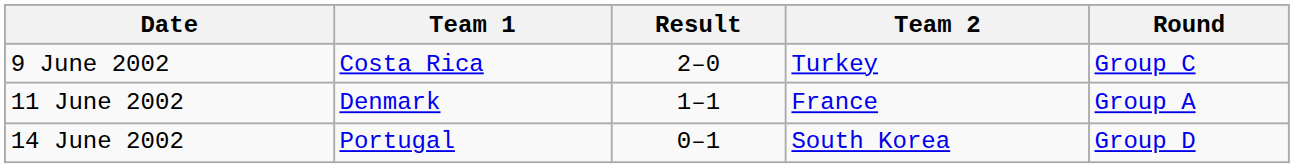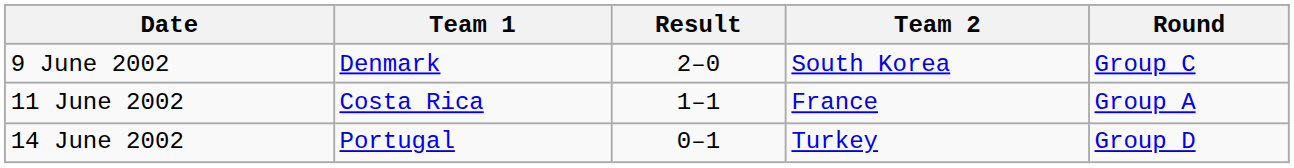(412, 64) Costa Rica -> (390, 64) Denmark
(835, 64) Turkey -> (871, 64) South Korea
(390, 103) Denmark -> (412, 103) Costa Rica
(871, 142) South Korea -> (835, 142) Turkey
